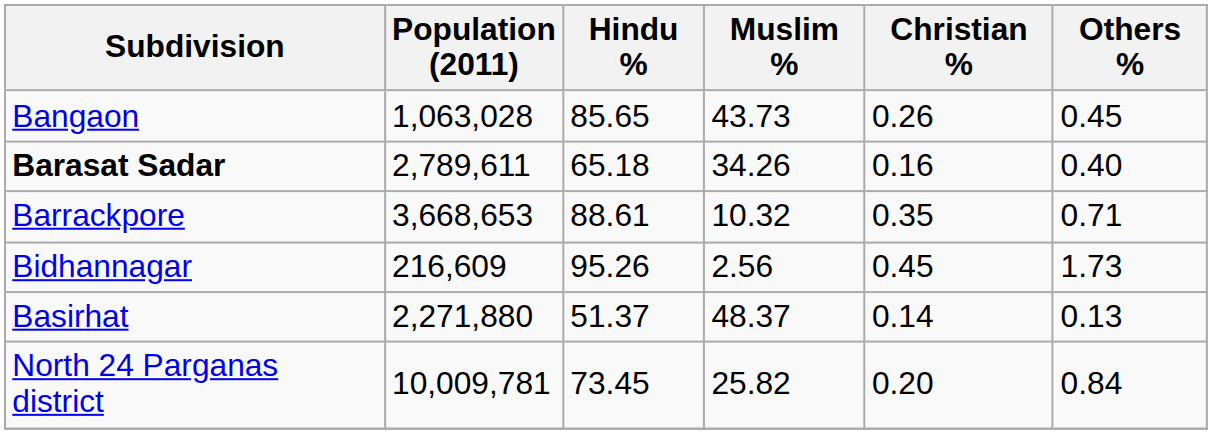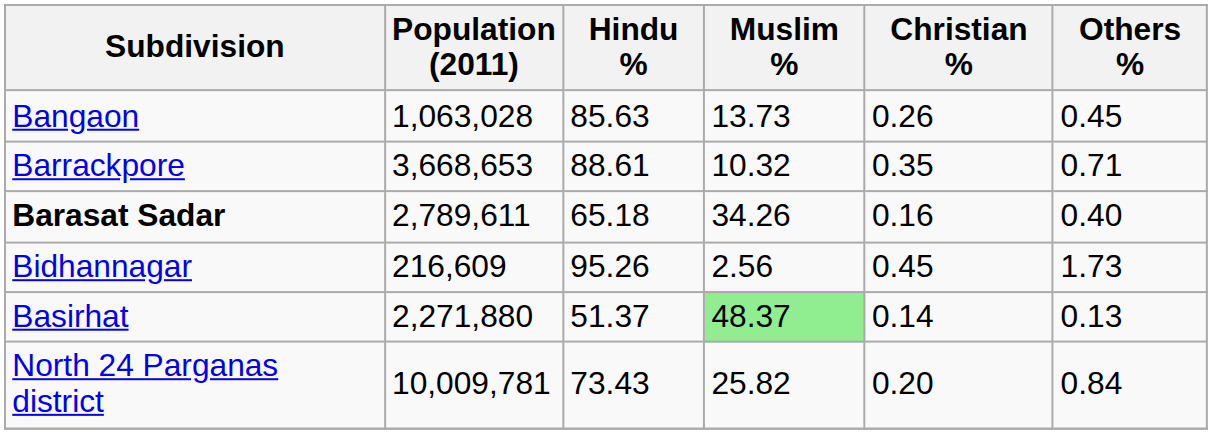(610, 115) 85.65 -> (610, 115) 85.63
(751, 115) 43.73 -> (751, 115) 13.73
rows swapped: (119, 165) <-> (99, 215)
(751, 316) no background -> (751, 316) lightgreen background
(610, 384) 73.45 -> (610, 384) 73.43
